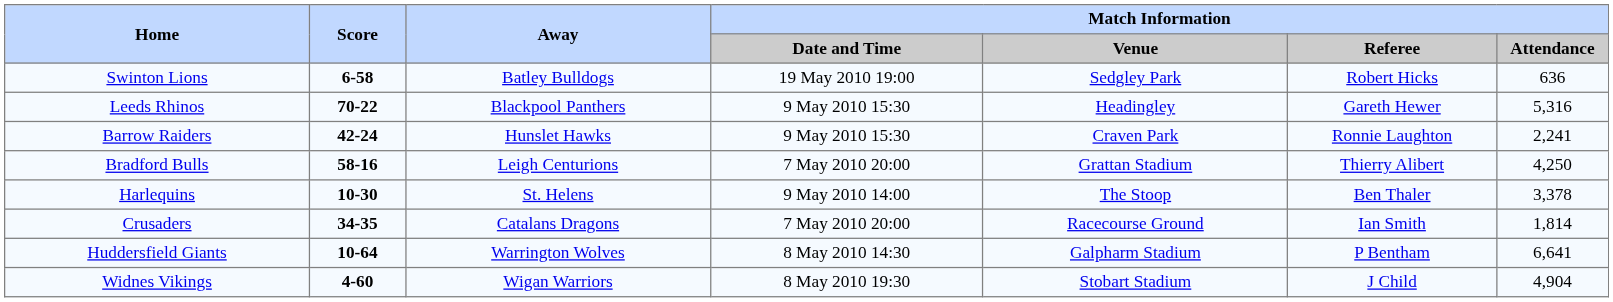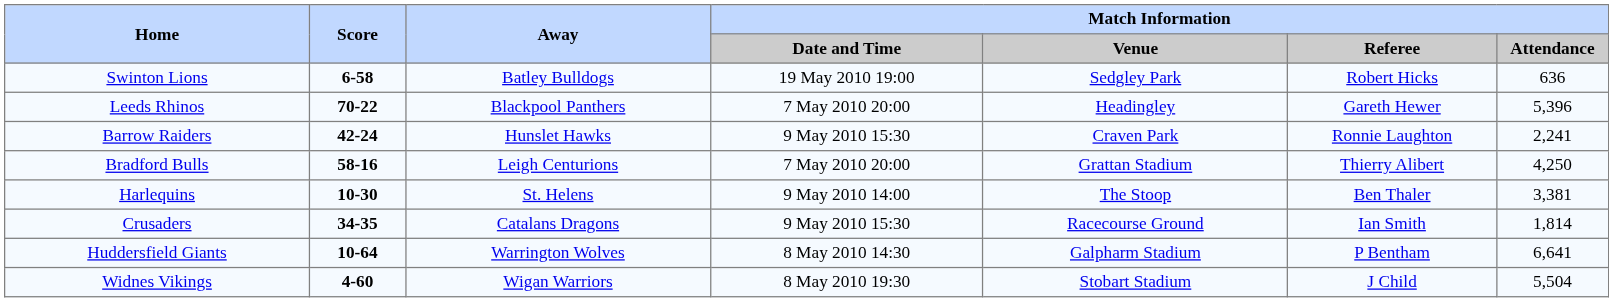(847, 106) 9 May 2010 15:30 -> (847, 106) 7 May 2010 20:00
(1552, 106) 5,316 -> (1552, 106) 5,396
(1552, 194) 3,378 -> (1552, 194) 3,381
(847, 223) 7 May 2010 20:00 -> (847, 223) 9 May 2010 15:30
(1552, 281) 4,904 -> (1552, 281) 5,504
